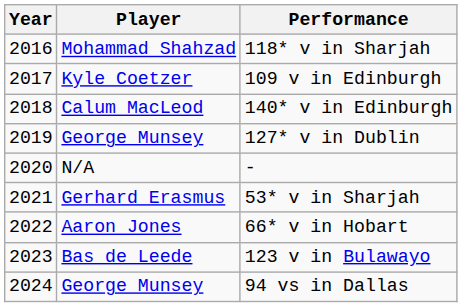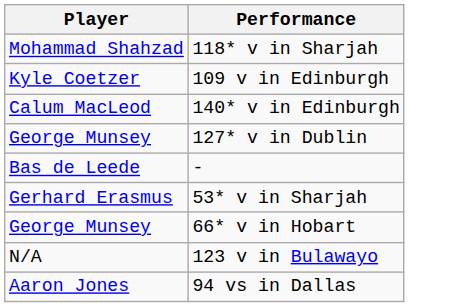- column: (31, 20)
(78, 168) N/A -> (75, 168) Bas de Leede
(121, 227) Aaron Jones -> (80, 227) George Munsey
(127, 257) Bas de Leede -> (25, 257) N/A
(132, 286) George Munsey -> (69, 286) Aaron Jones
